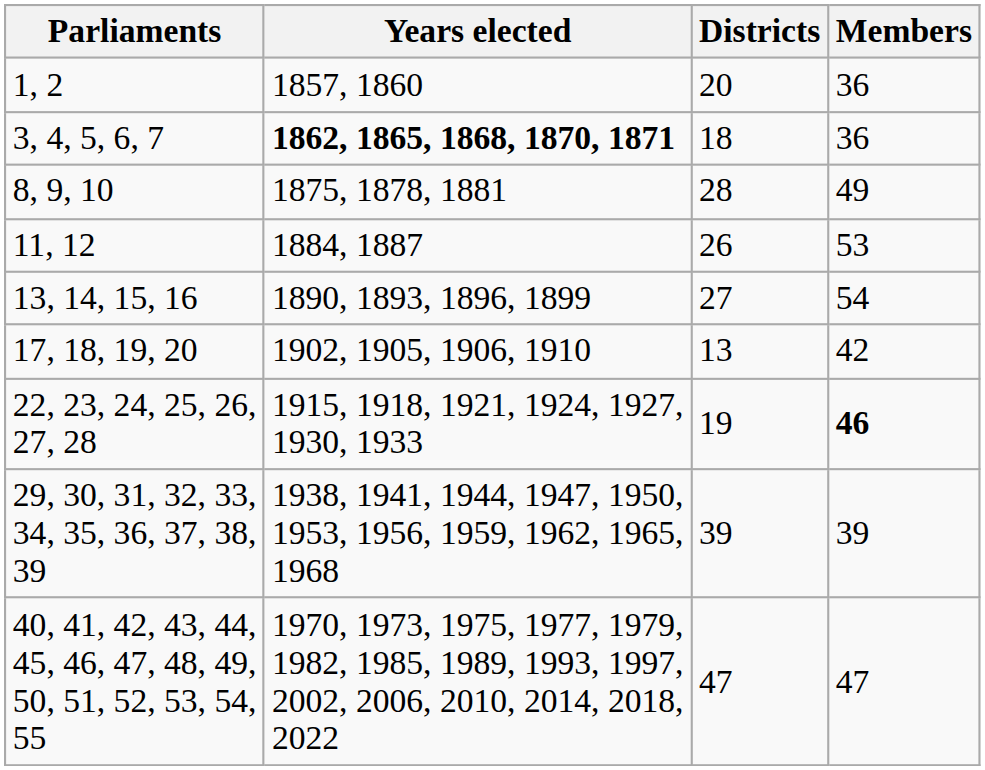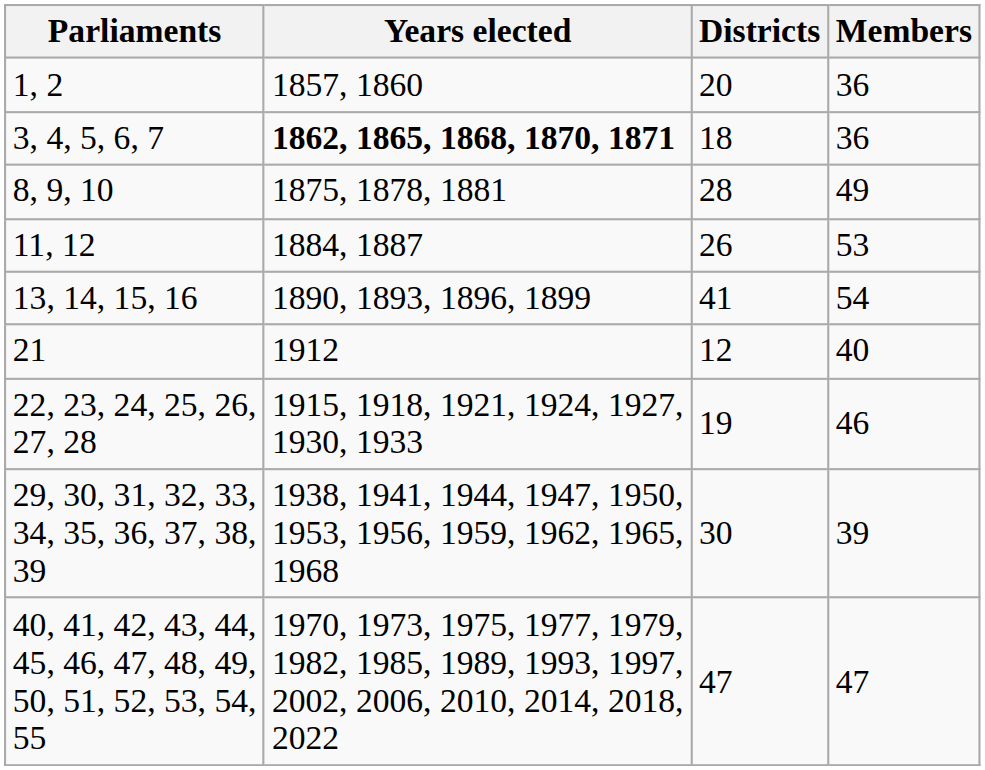(716, 297) 27 -> (716, 297) 41
- row: (105, 350)
+ row: (30, 350)
(853, 423) bold -> (853, 423) normal
(716, 533) 39 -> (716, 533) 30
